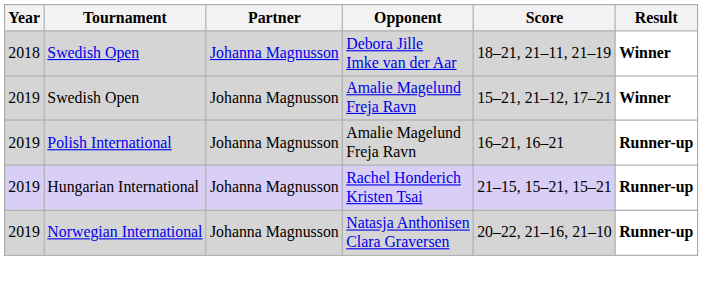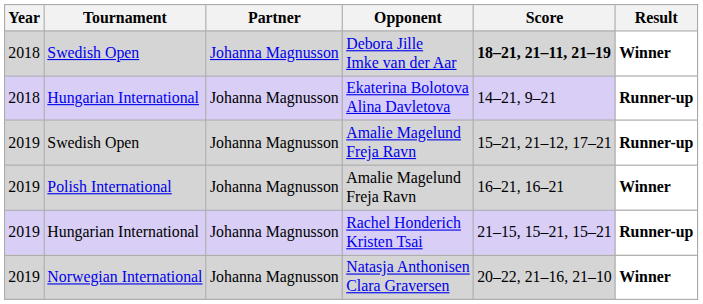(544, 53) normal -> (544, 53) bold
+ row: (123, 98)
(645, 98) Winner -> (656, 143) Runner-up
(656, 143) Runner-up -> (645, 187) Winner
(656, 232) Runner-up -> (645, 277) Winner
